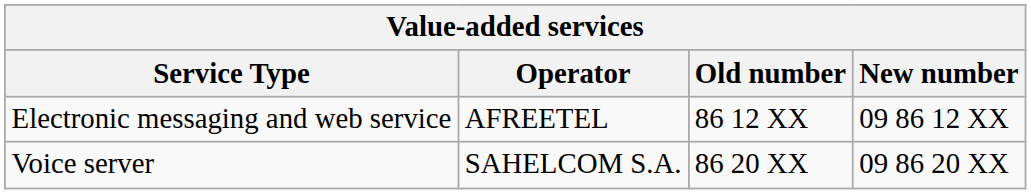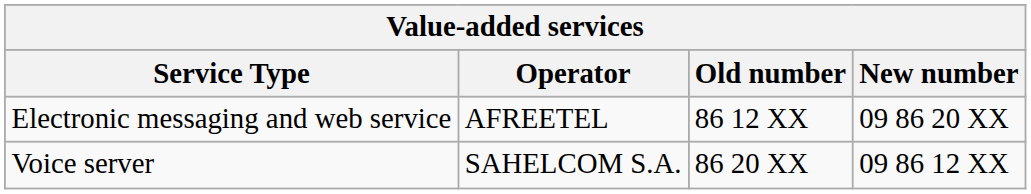(934, 118) 09 86 12 XX -> (934, 118) 09 86 20 XX
(934, 164) 09 86 20 XX -> (934, 164) 09 86 12 XX
